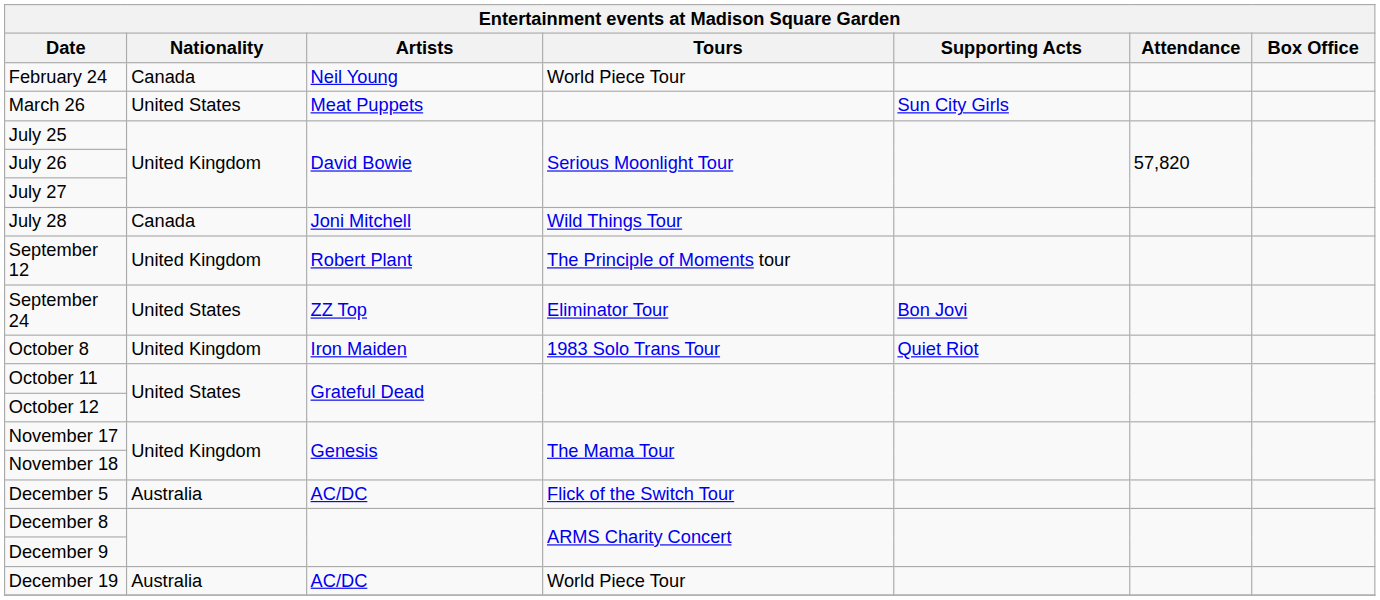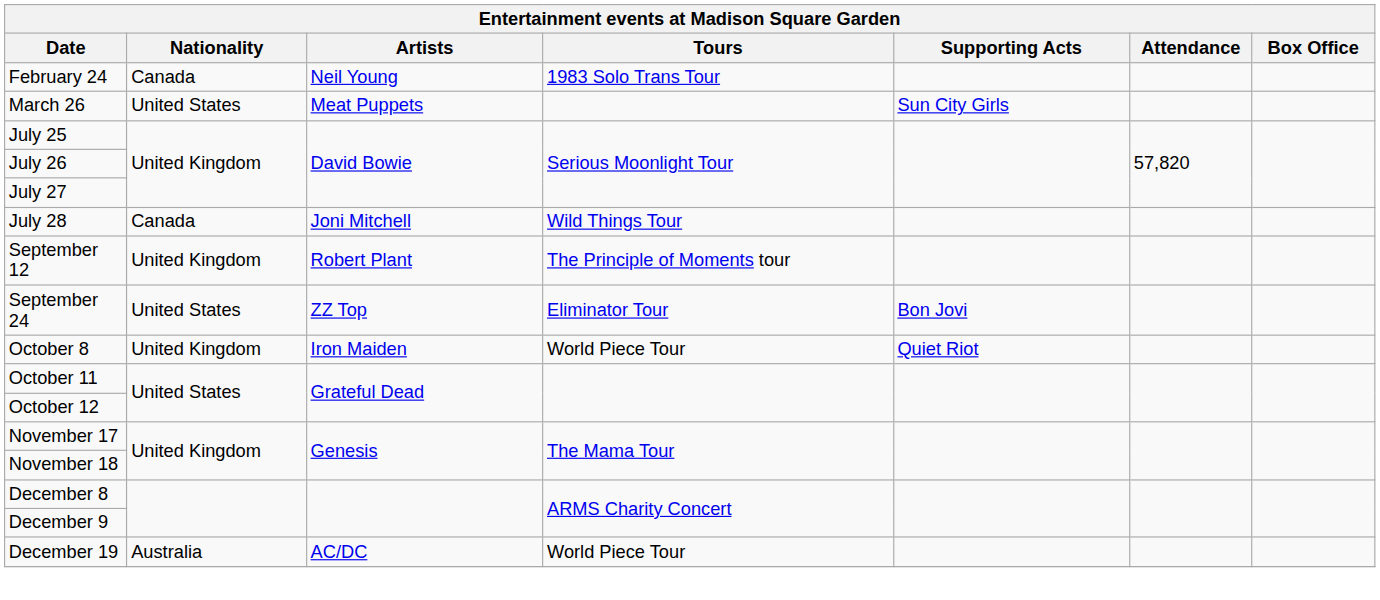(616, 76) World Piece Tour -> (634, 76) 1983 Solo Trans Tour
(634, 349) 1983 Solo Trans Tour -> (616, 349) World Piece Tour
- row: (58, 493)
